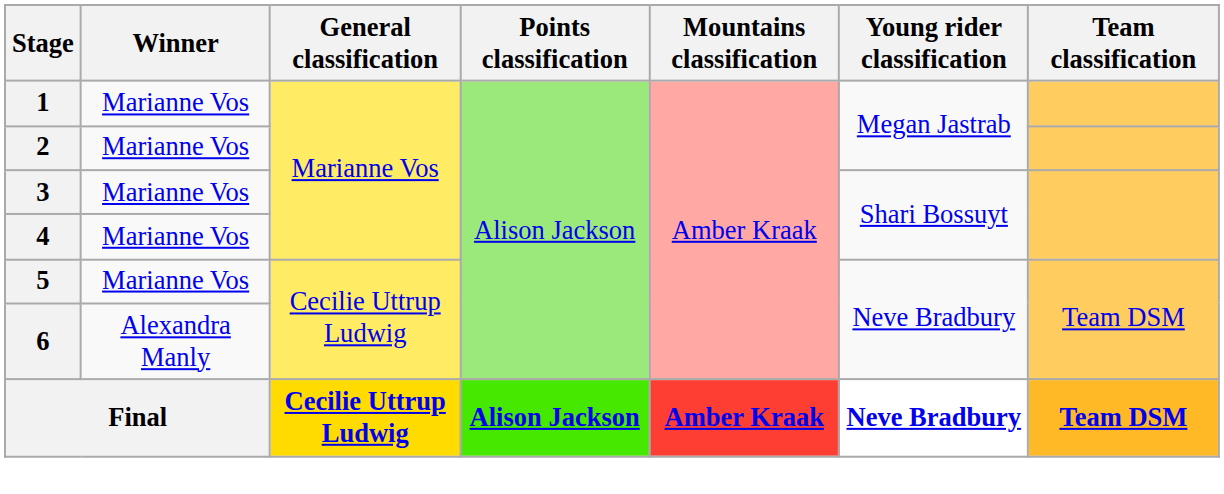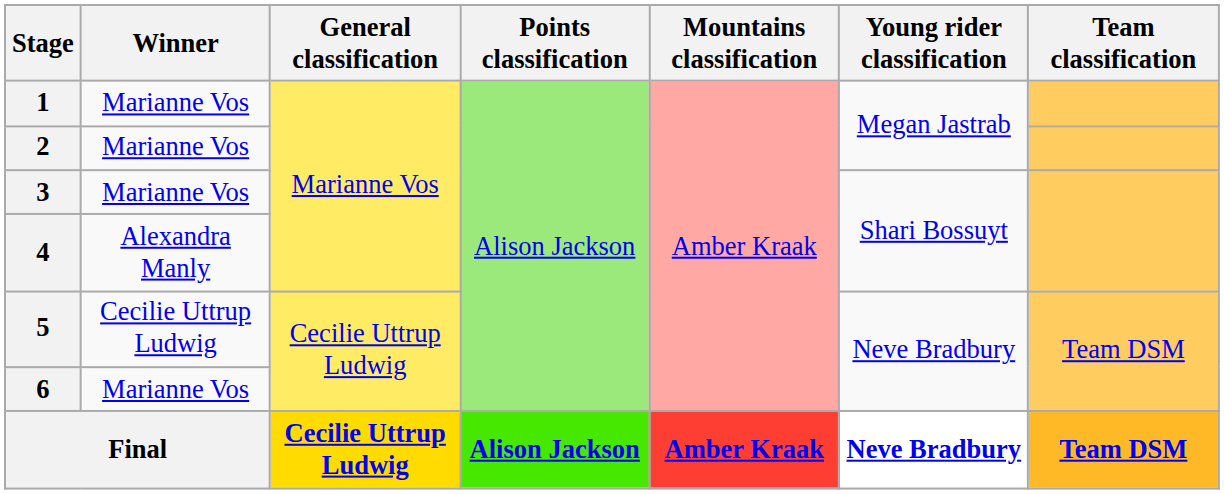(176, 236) Marianne Vos -> (176, 252) Alexandra Manly
(176, 280) Marianne Vos -> (176, 328) Cecilie Uttrup Ludwig
(176, 341) Alexandra Manly -> (176, 388) Marianne Vos
